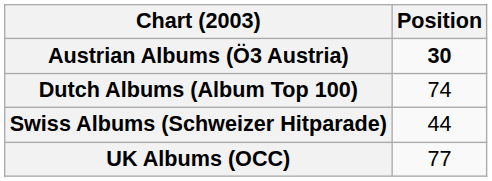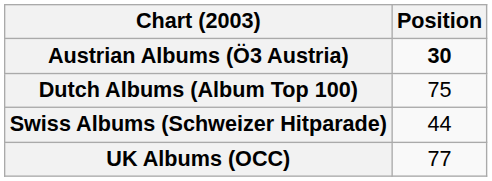(440, 90) 74 -> (440, 90) 75
